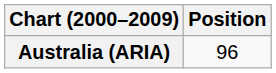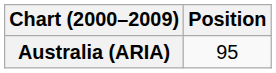(227, 51) 96 -> (227, 51) 95
